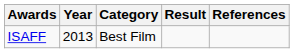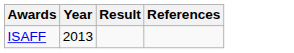- column: (129, 15)
